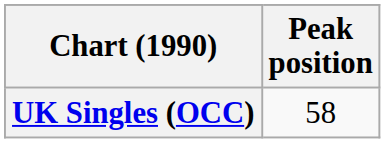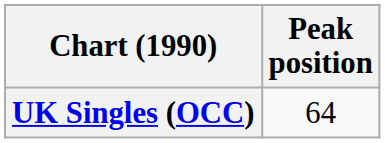(321, 112) 58 -> (321, 112) 64
